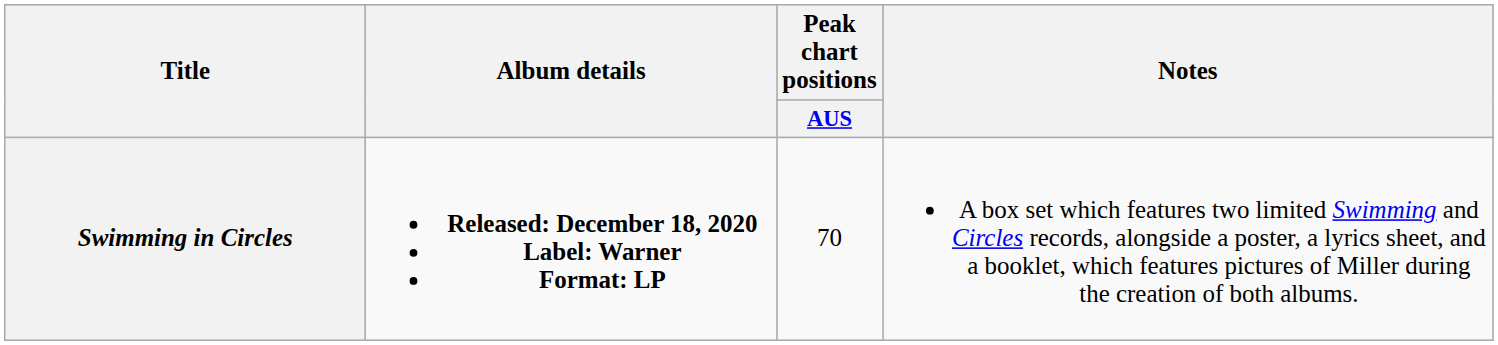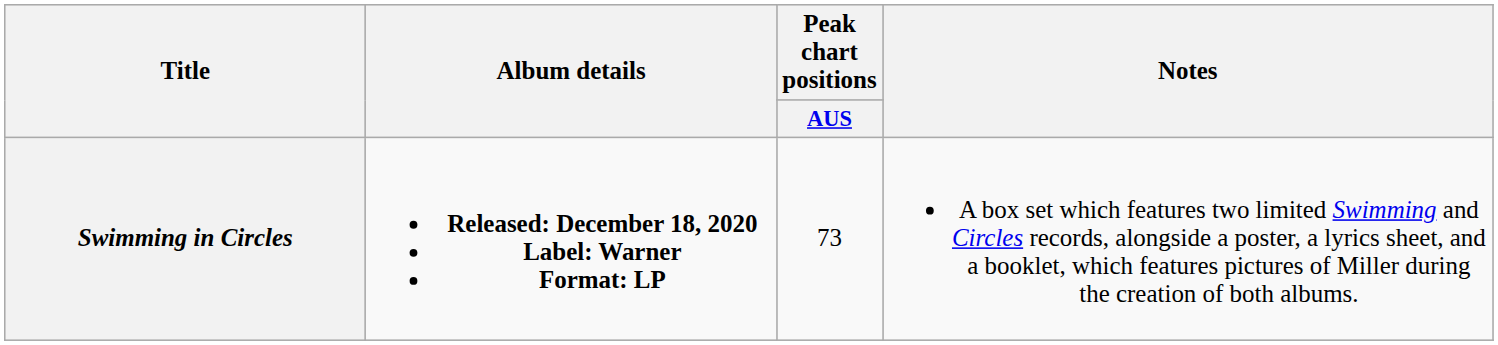(830, 238) 70 -> (830, 238) 73
